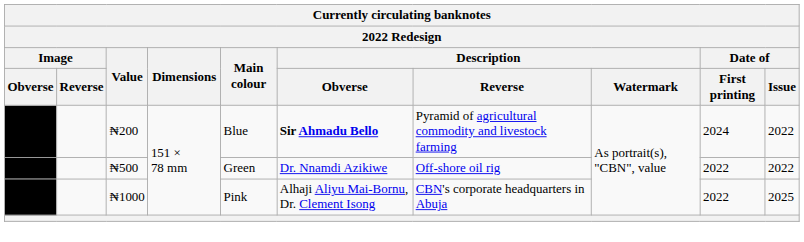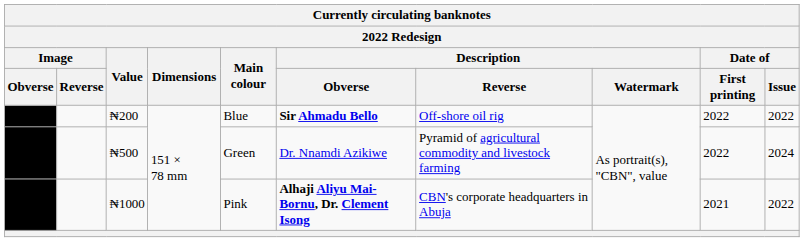(481, 131) Pyramid of agricultural commodity and livestock farming -> (461, 116) Off-shore oil rig
(716, 131) 2024 -> (716, 116) 2022
(458, 168) Off-shore oil rig -> (485, 153) Pyramid of agricultural commodity and livestock farming
(781, 168) 2022 -> (781, 153) 2024
(344, 197) normal -> (334, 205) bold
(716, 197) 2022 -> (716, 205) 2021
(781, 197) 2025 -> (781, 205) 2022
